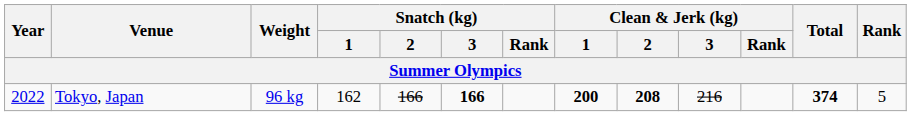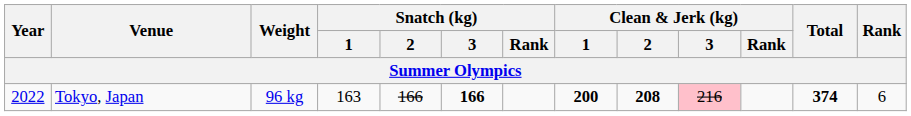(349, 96) 162 -> (349, 96) 163
(709, 96) no background -> (709, 96) pink background
(882, 96) 5 -> (882, 96) 6
